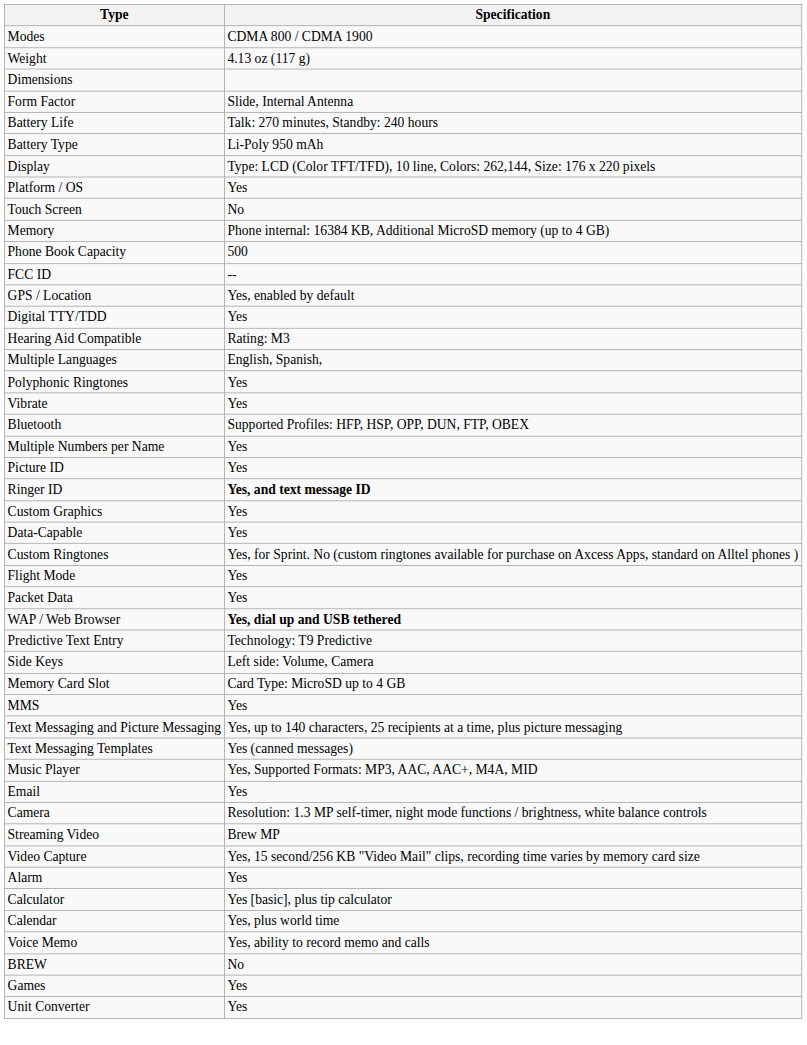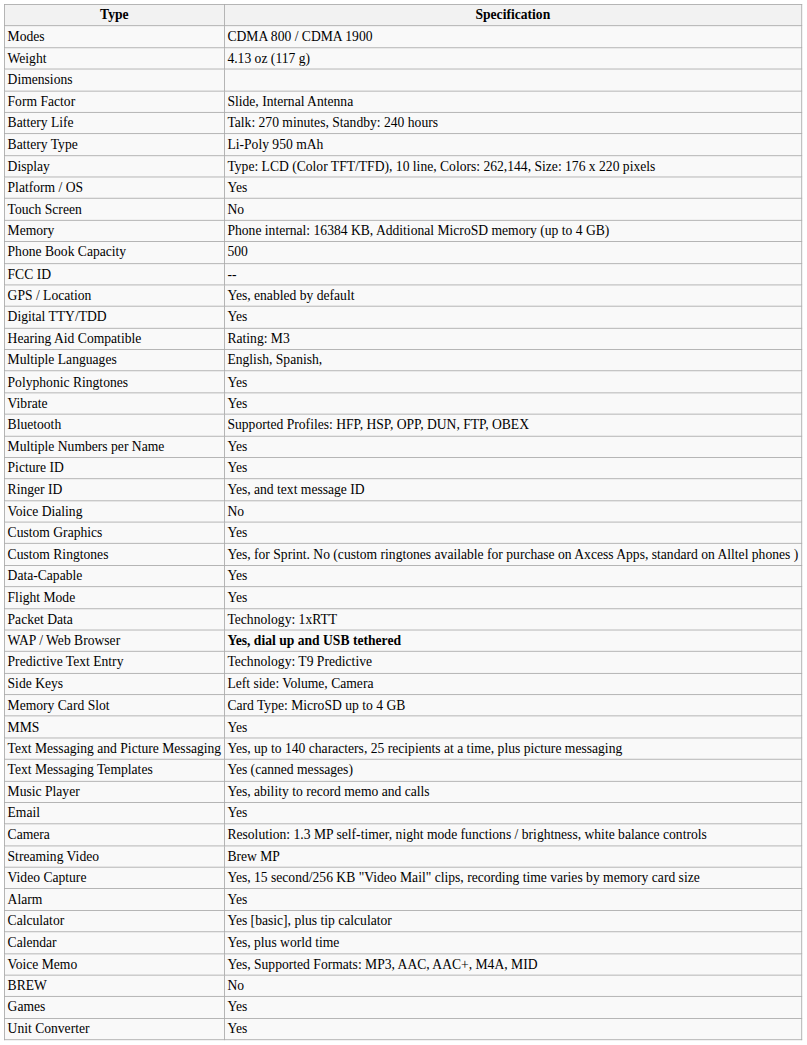(299, 489) bold -> (296, 489) normal
+ row: (45, 511)
rows swapped: (58, 554) <-> (45, 532)
(237, 597) Yes -> (282, 619) Technology: 1xRTT
(382, 770) Yes, Supported Formats: MP3, AAC, AAC+, M4A, MID -> (329, 791) Yes, ability to record memo and calls
(329, 942) Yes, ability to record memo and calls -> (382, 964) Yes, Supported Formats: MP3, AAC, AAC+, M4A, MID
